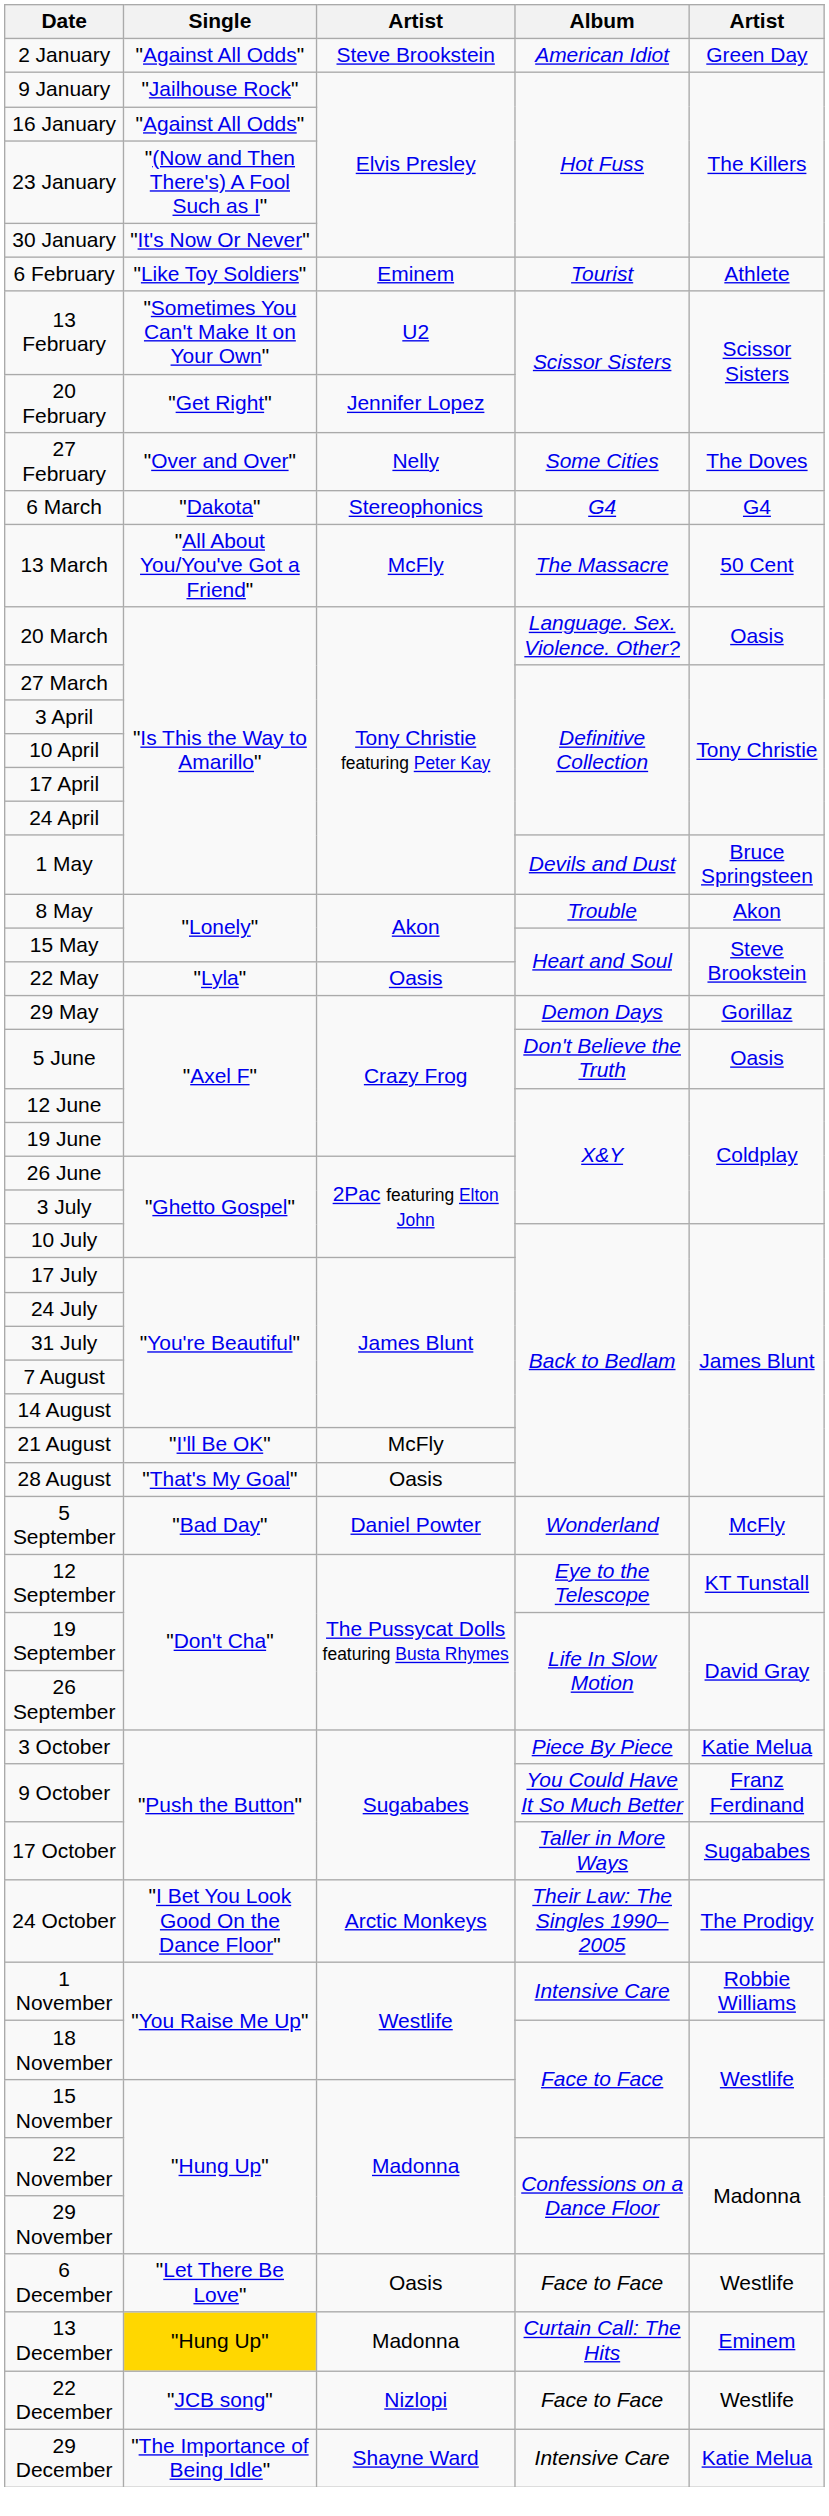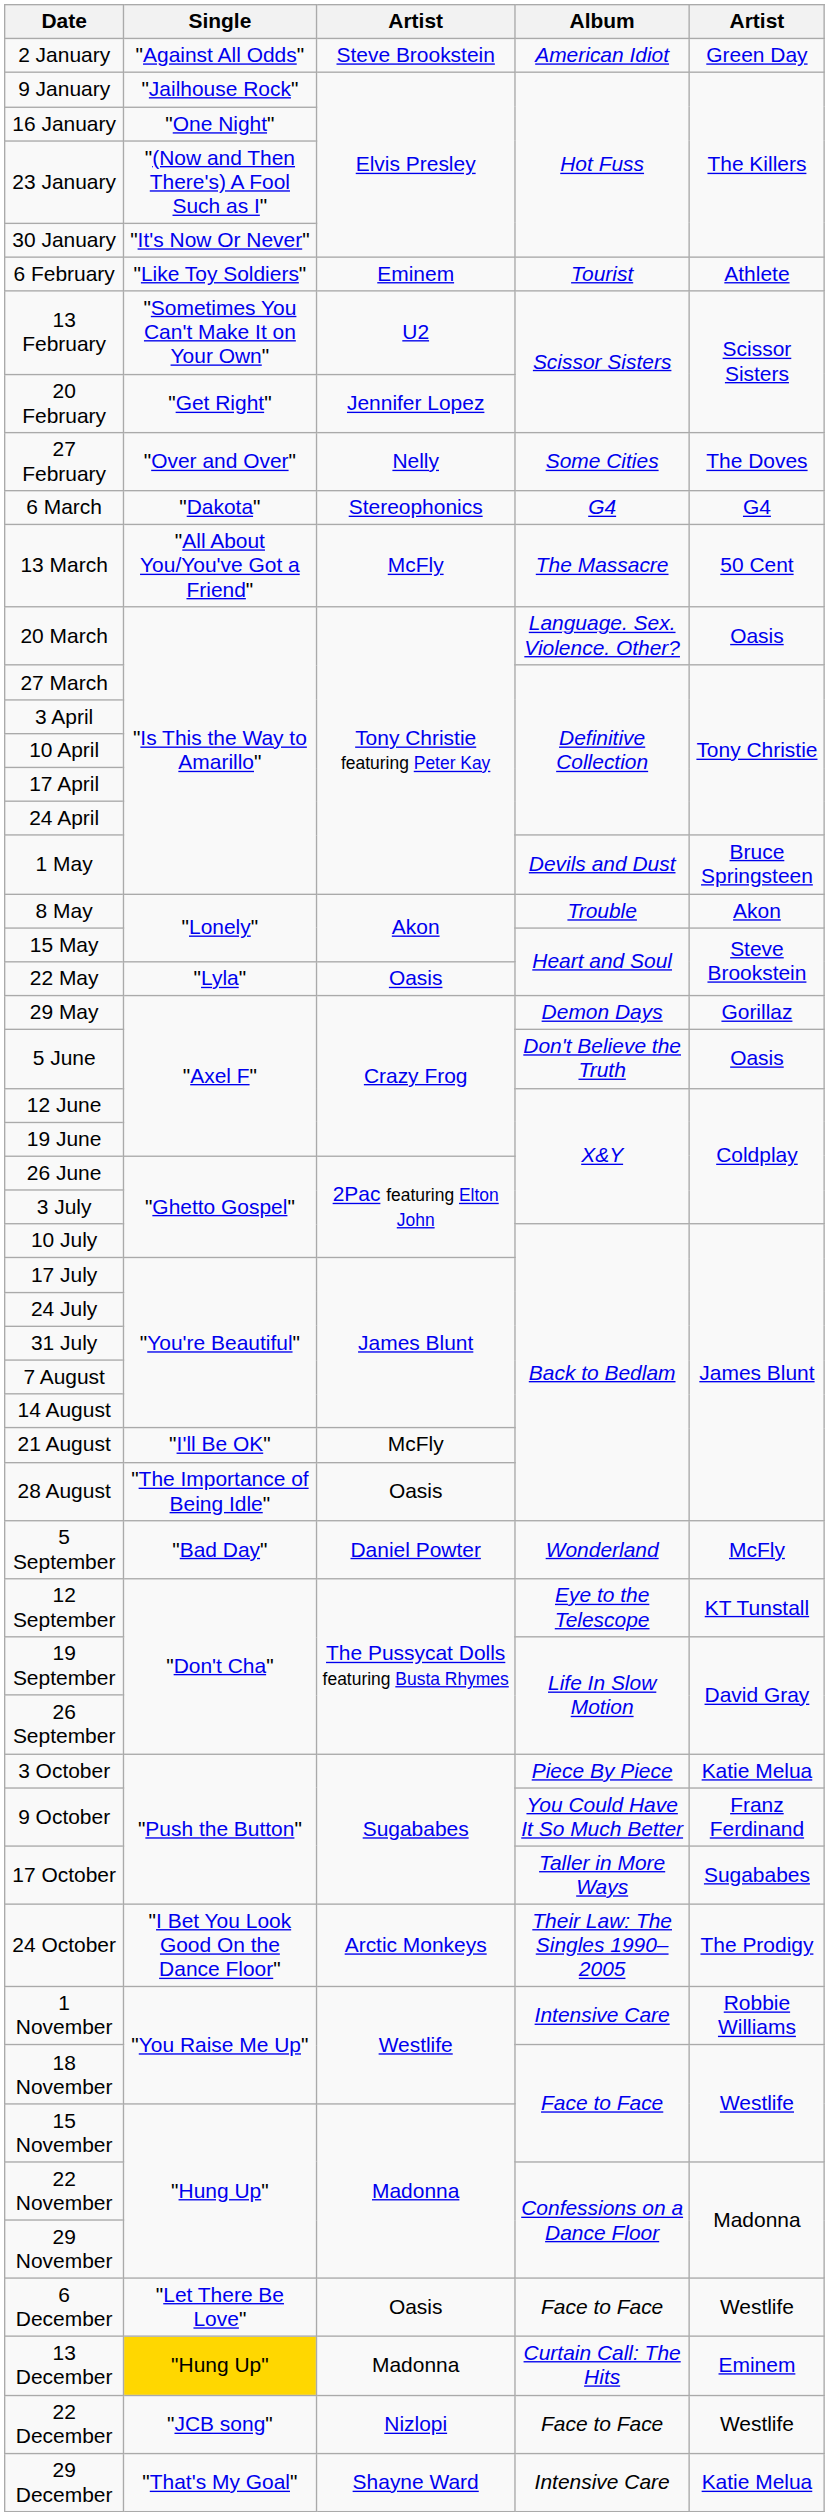(220, 123) "Against All Odds" -> (220, 123) "One Night"
(220, 1478) "That's My Goal" -> (220, 1490) "The Importance of Being Idle"
(220, 2457) "The Importance of Being Idle" -> (220, 2481) "That's My Goal"
